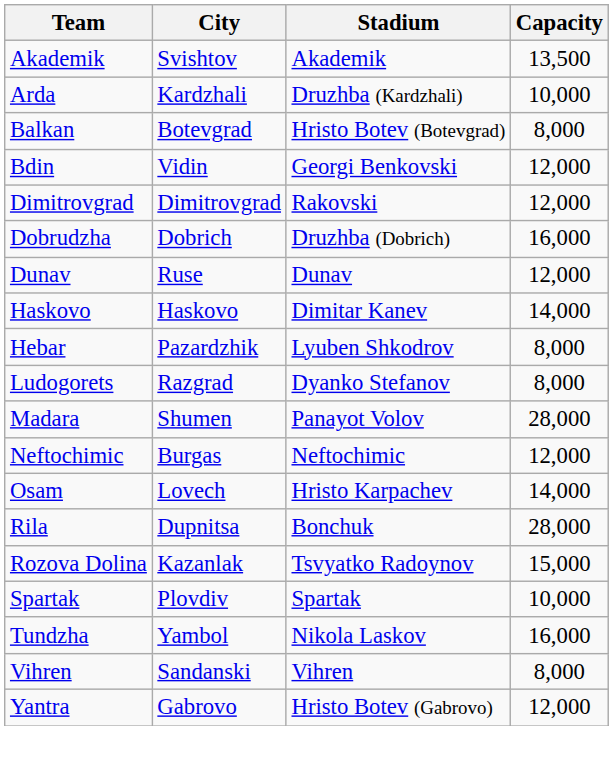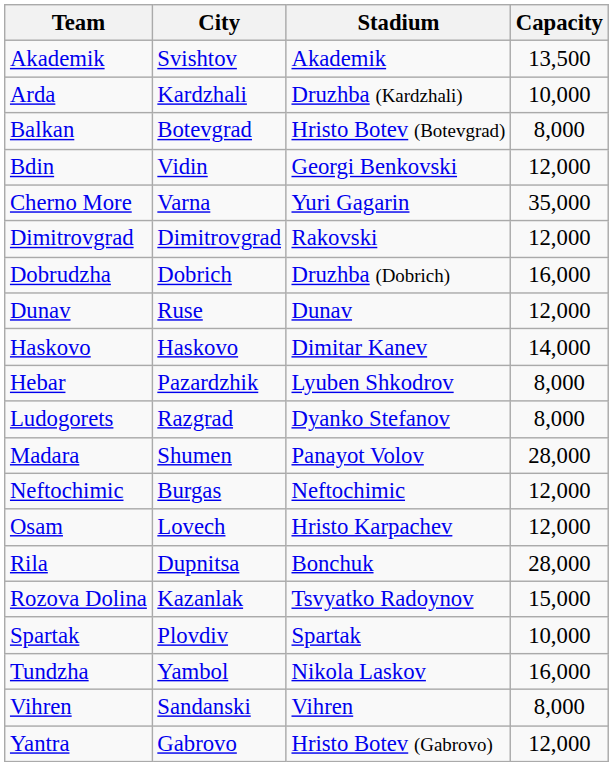+ row: (71, 202)
(559, 490) 14,000 -> (559, 526) 12,000
